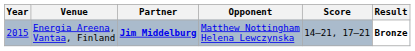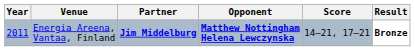(18, 33) 2015 -> (18, 33) 2011
(250, 33) normal -> (250, 33) bold
